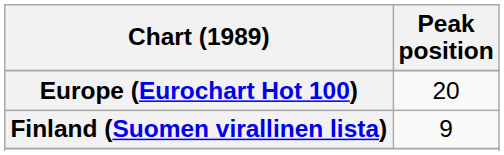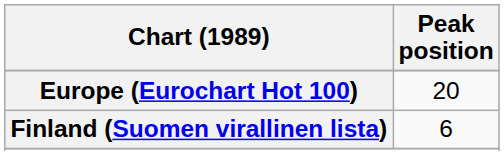(446, 129) 9 -> (446, 129) 6
